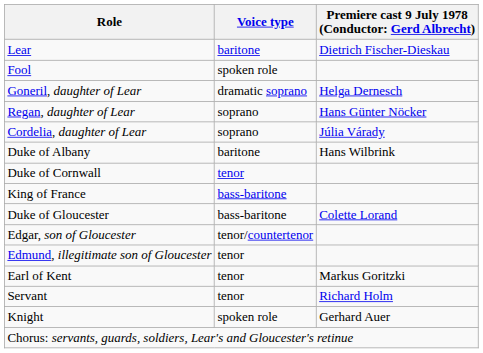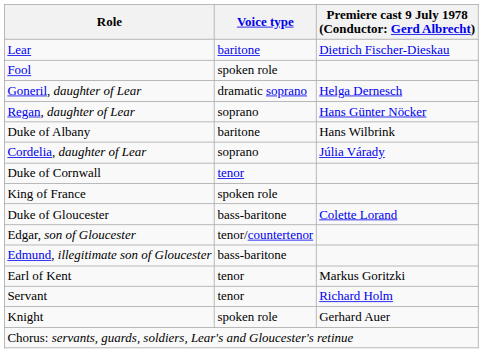rows swapped: (77, 132) <-> (49, 152)
(252, 193) bass-baritone -> (248, 193) spoken role
(231, 255) tenor -> (252, 255) bass-baritone
